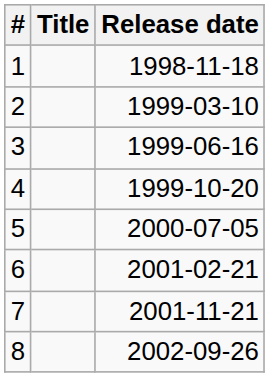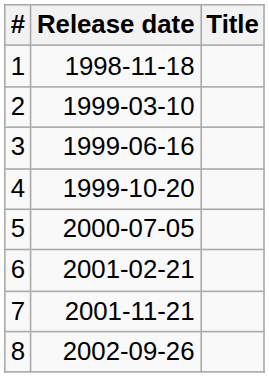columns swapped: (63, 24) <-> (180, 24)
